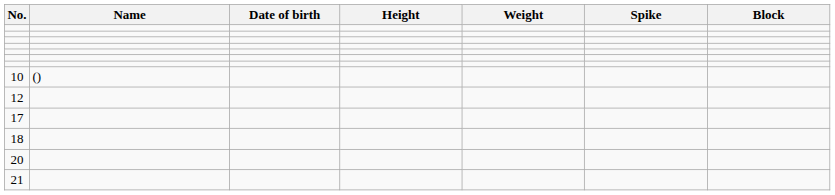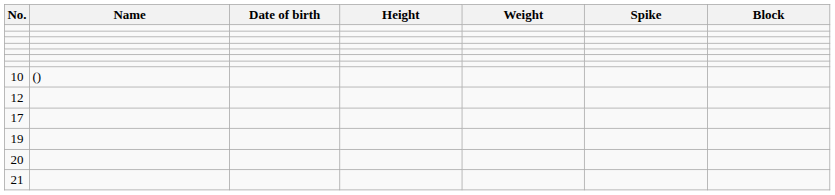- row: (17, 138)
+ row: (17, 138)
